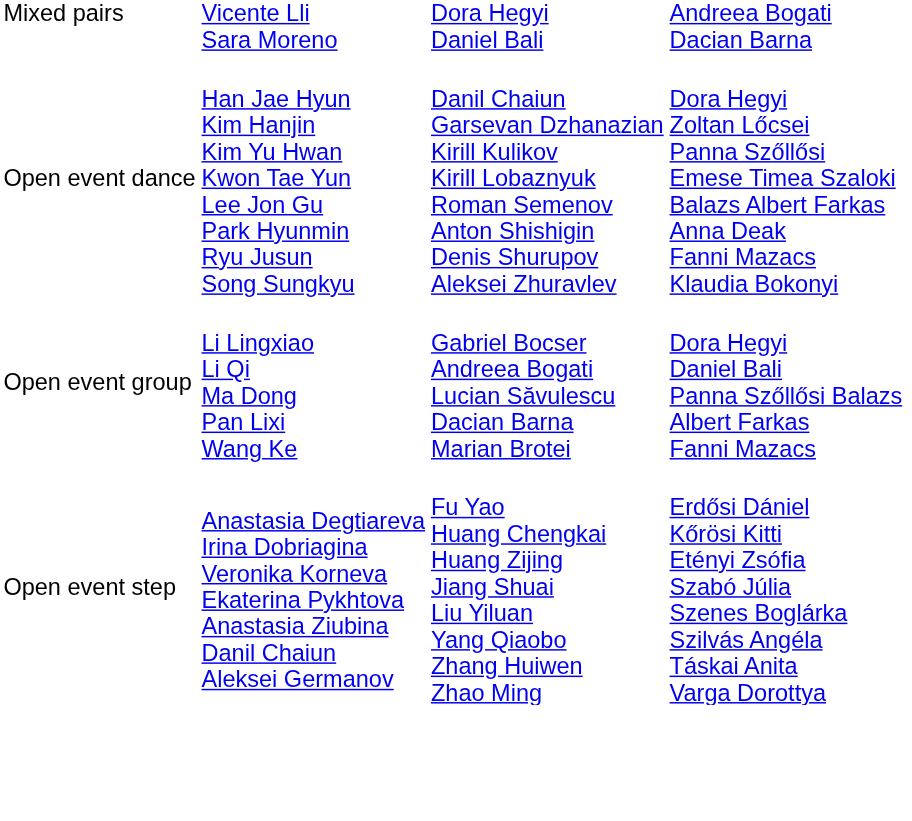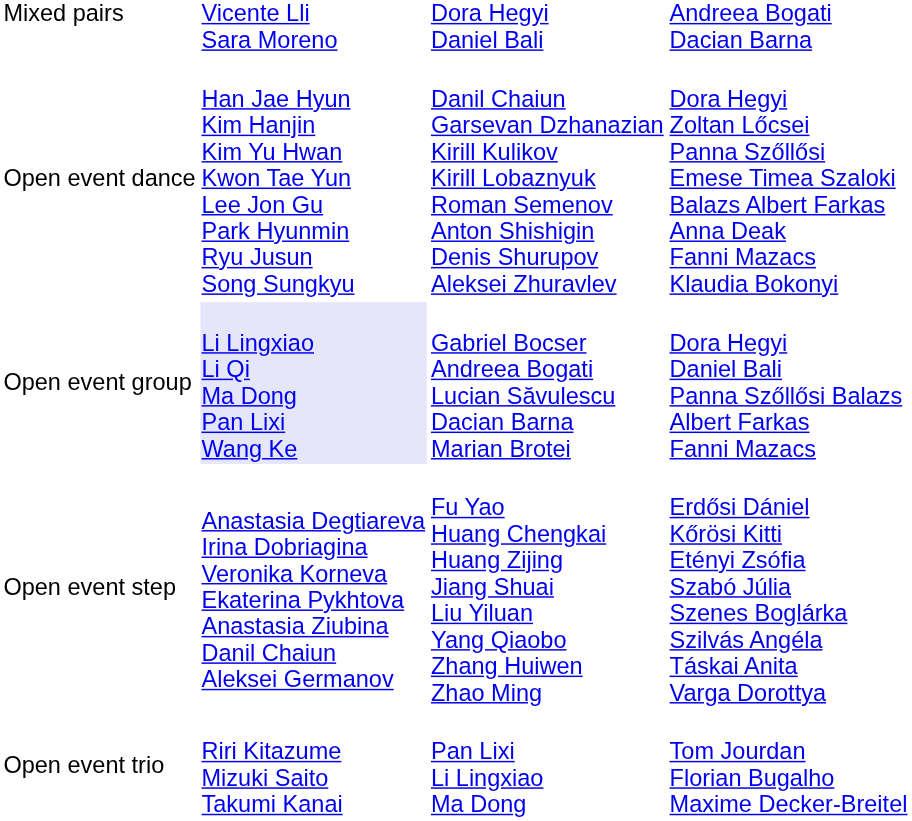(258, 396) no background -> (258, 396) lavender background
+ row: (84, 765)
